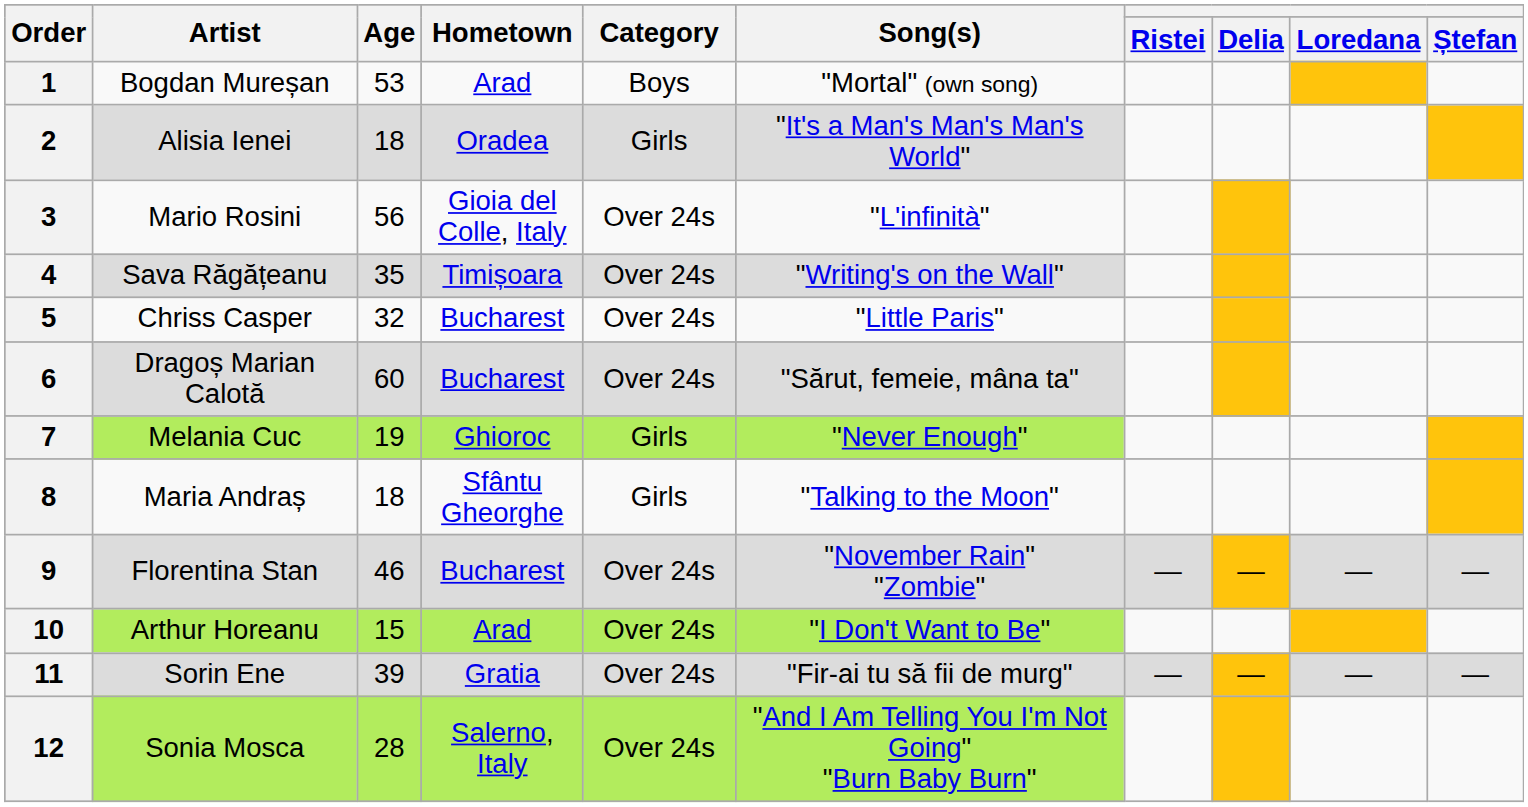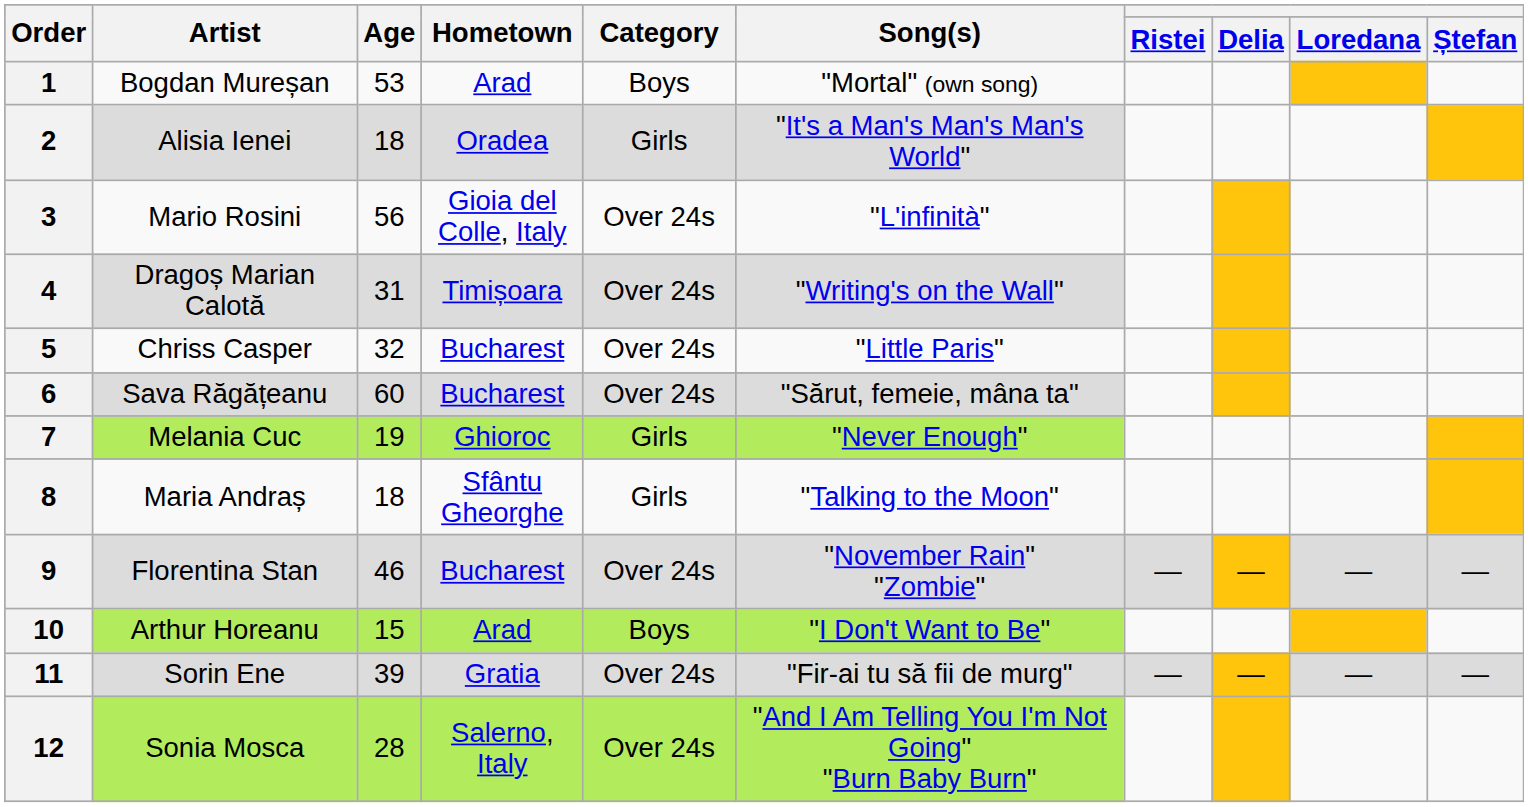(225, 275) Sava Răgățeanu -> (225, 290) Dragoș Marian Calotă
(389, 275) 35 -> (389, 290) 31
(225, 378) Dragoș Marian Calotă -> (225, 393) Sava Răgățeanu
(659, 630) Over 24s -> (659, 630) Boys
